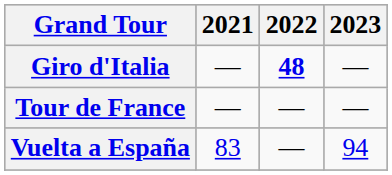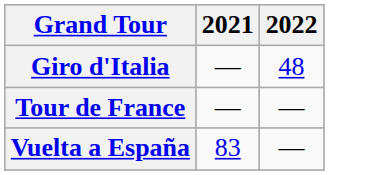- column: (355, 25)
(292, 66) bold -> (292, 66) normal
